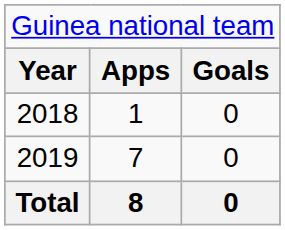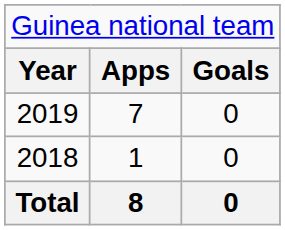rows swapped: (47, 114) <-> (47, 158)
